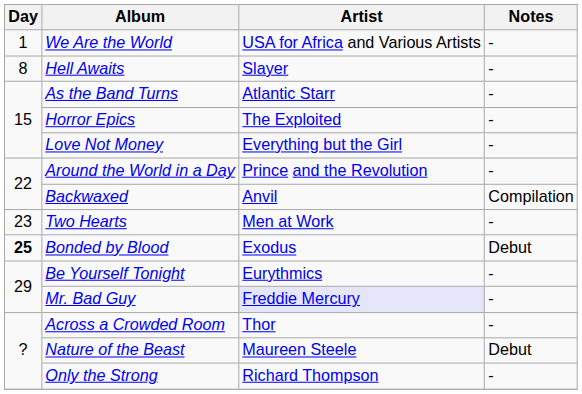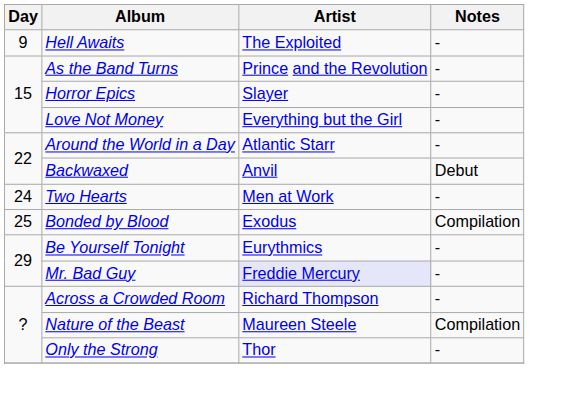- row: (109, 42)
(23, 68) 8 -> (23, 42) 9
(265, 68) Slayer -> (292, 42) The Exploited
(289, 94) Atlantic Starr -> (335, 68) Prince and the Revolution
(292, 119) The Exploited -> (265, 94) Slayer
(335, 171) Prince and the Revolution -> (289, 145) Atlantic Starr
(531, 196) Compilation -> (456, 171) Debut
(23, 222) 23 -> (23, 196) 24
(23, 247) bold -> (23, 222) normal
(510, 247) Debut -> (478, 222) Compilation
(259, 324) Thor -> (310, 299) Richard Thompson
(510, 350) Debut -> (478, 324) Compilation
(310, 376) Richard Thompson -> (259, 350) Thor
